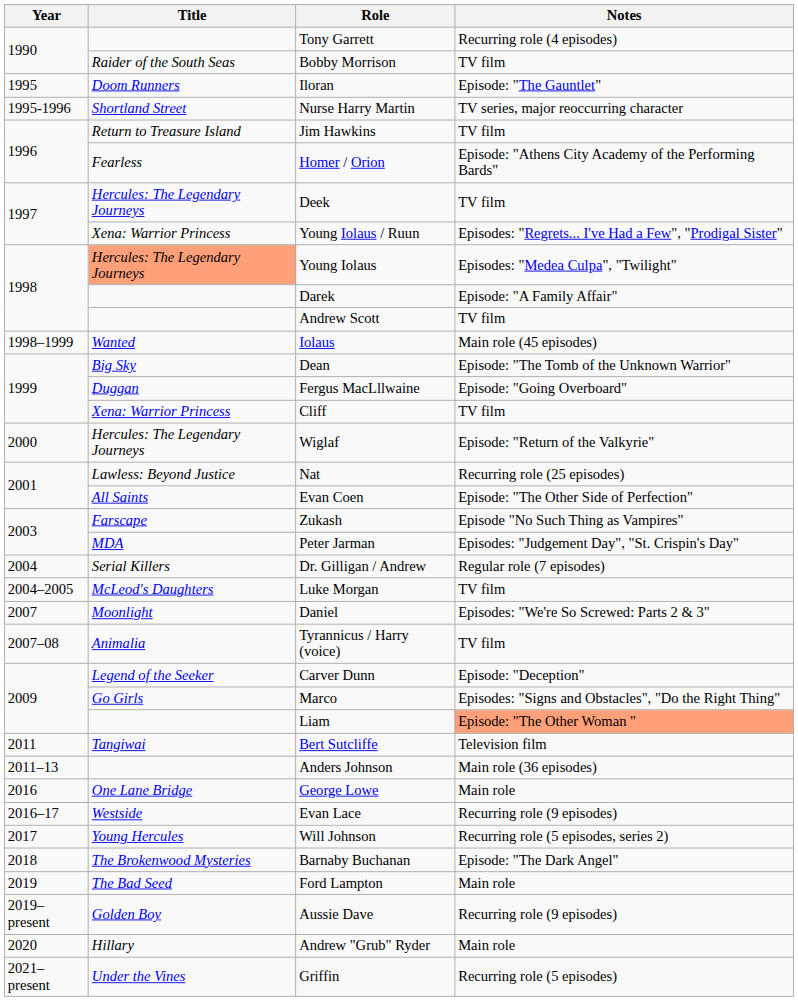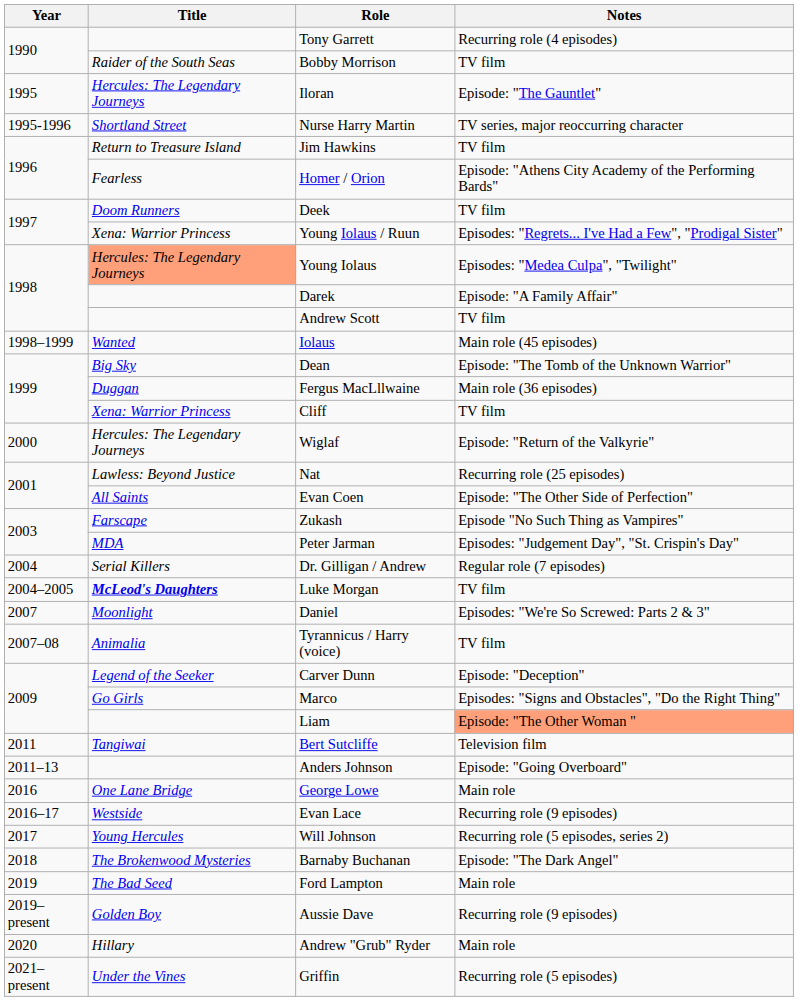(136, 85) Doom Runners -> (166, 93) Hercules: The Legendary Journeys
(166, 202) Hercules: The Legendary Journeys -> (136, 210) Doom Runners
(543, 388) Episode: "Going Overboard" -> (528, 388) Main role (36 episodes)
(153, 589) normal -> (155, 589) bold
(528, 767) Main role (36 episodes) -> (543, 767) Episode: "Going Overboard"
